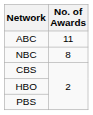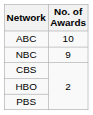(68, 39) 11 -> (68, 39) 10
(68, 54) 8 -> (68, 54) 9
